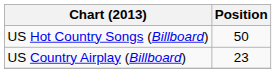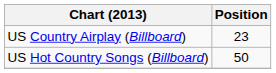rows swapped: (97, 57) <-> (108, 36)
